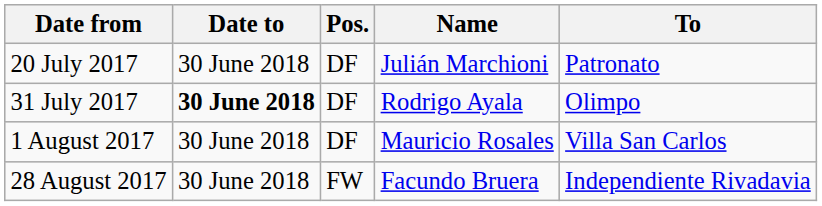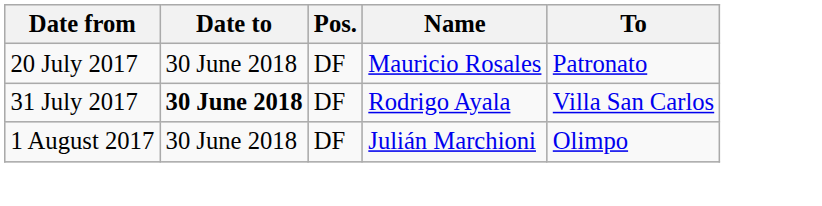(464, 63) Julián Marchioni -> (455, 63) Mauricio Rosales
(603, 102) Olimpo -> (633, 102) Villa San Carlos
(467, 141) Mauricio Rosales -> (452, 141) Julián Marchioni
(646, 141) Villa San Carlos -> (590, 141) Olimpo
- row: (88, 180)
